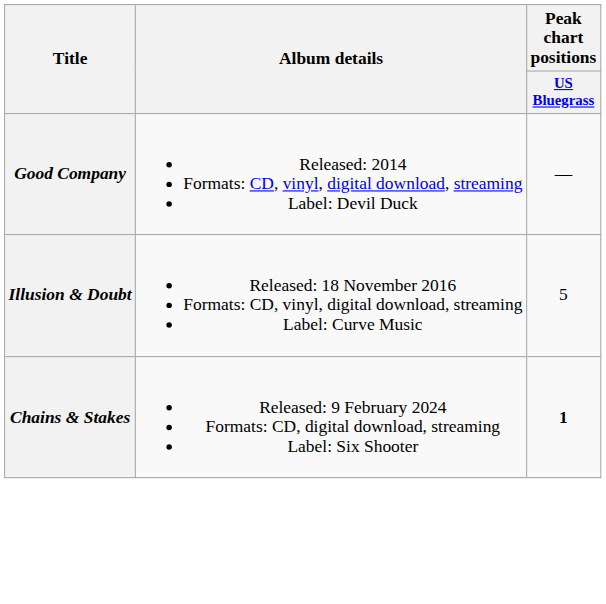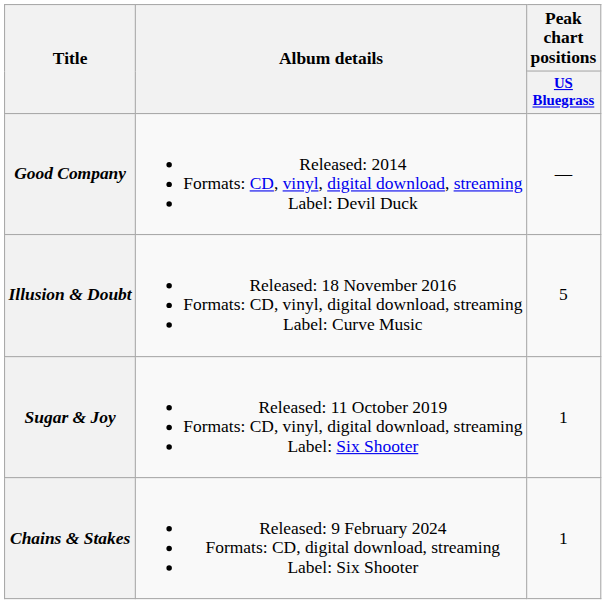+ row: (70, 416)
(563, 416) bold -> (563, 538) normal
